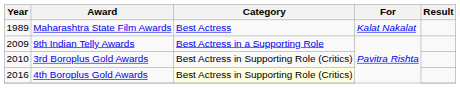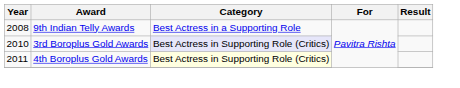- row: (102, 28)
(18, 43) 2009 -> (18, 28) 2008
(264, 59) no background -> (241, 43) lavender background
(18, 75) 2016 -> (17, 59) 2011
